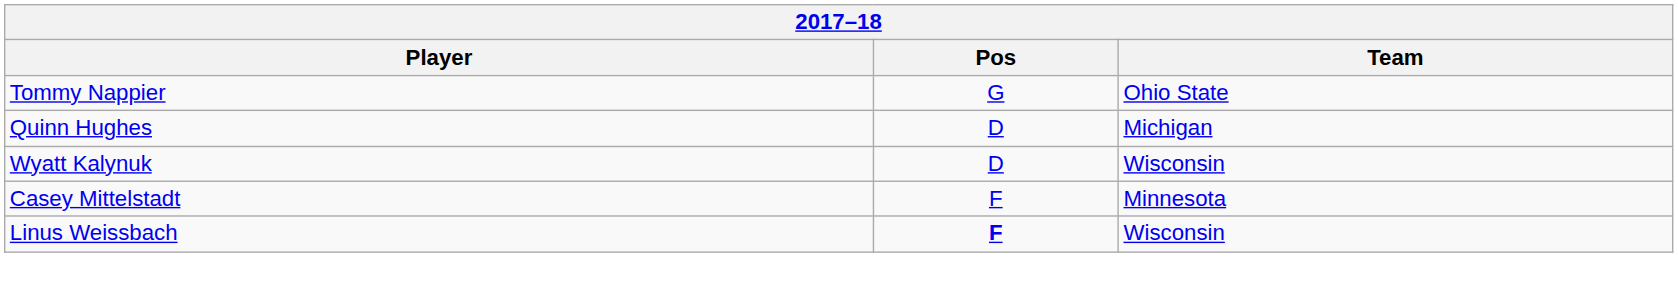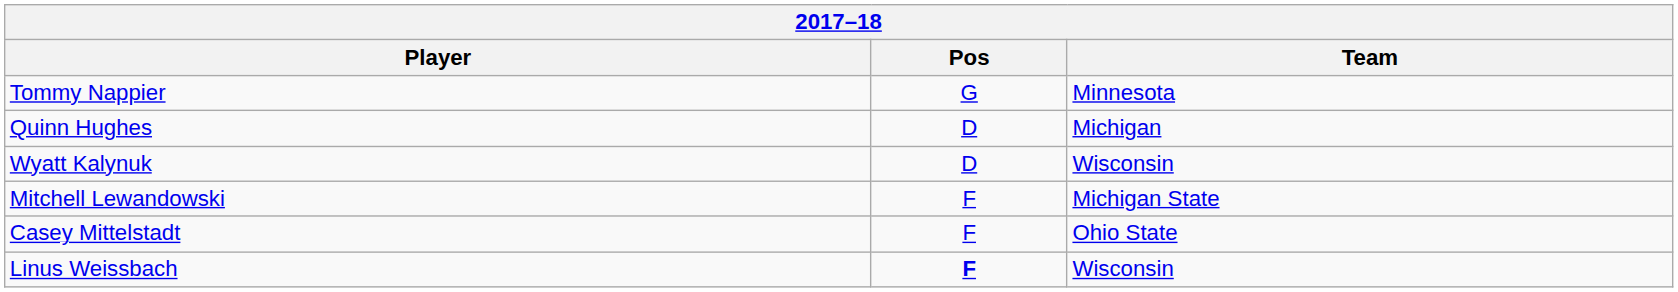(1176, 92) Ohio State -> (1124, 92) Minnesota
+ row: (117, 198)
(1175, 198) Minnesota -> (1125, 233) Ohio State
